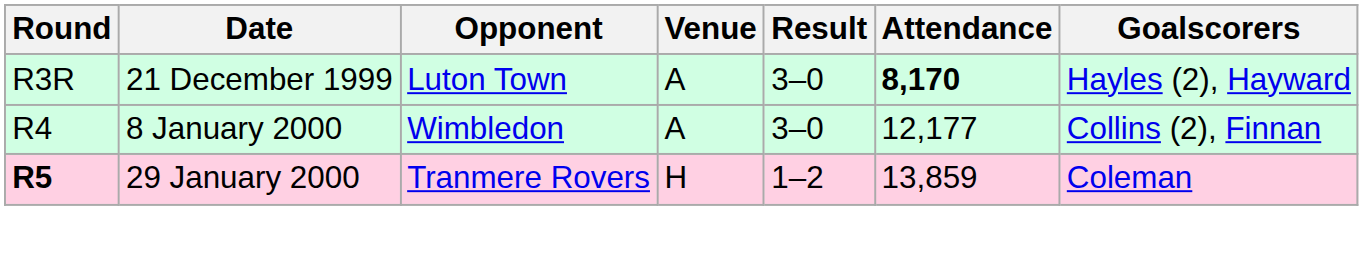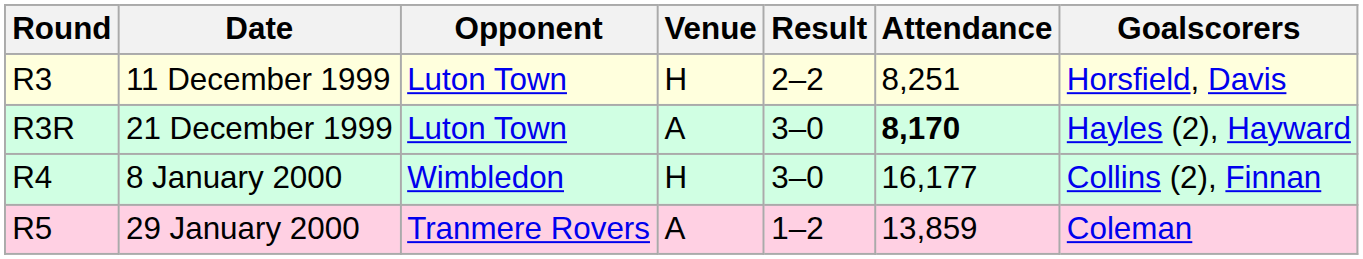+ row: (258, 79)
(675, 128) A -> (676, 178) H
(930, 128) 12,177 -> (930, 178) 16,177
(32, 178) bold -> (32, 228) normal
(676, 178) H -> (675, 228) A
